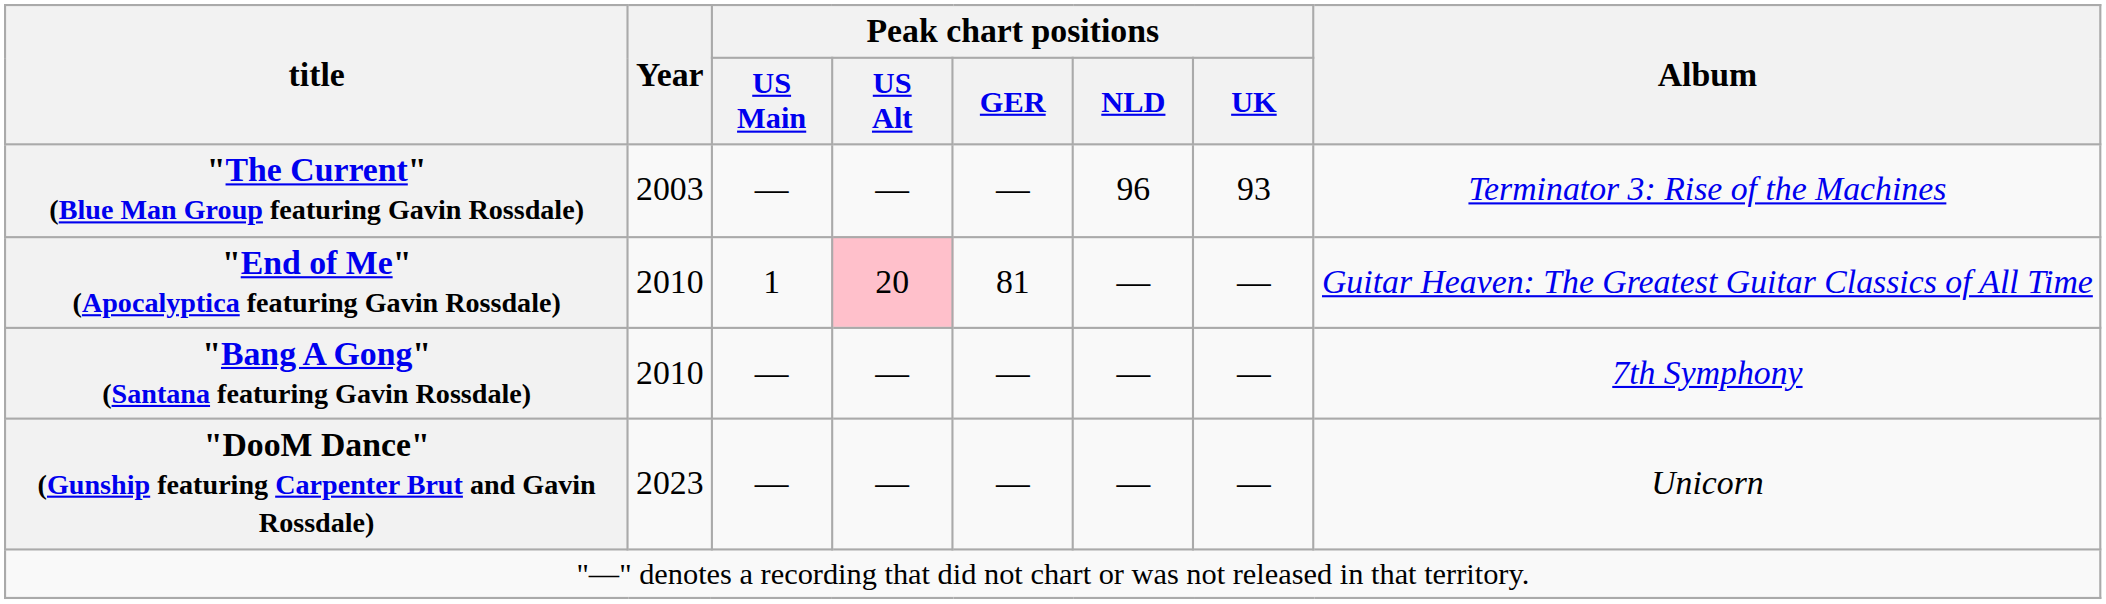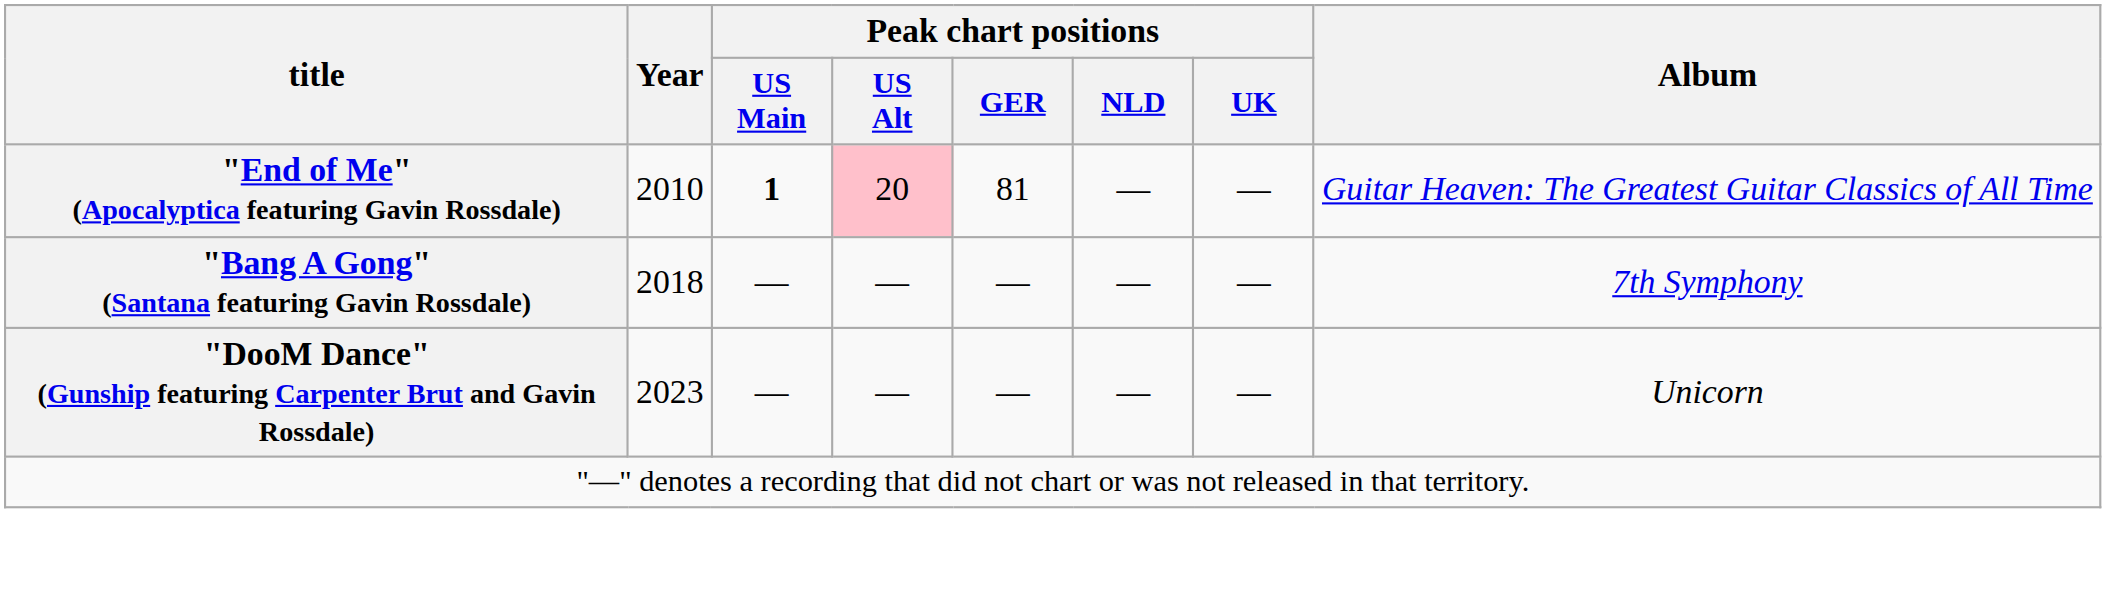- row: (317, 189)
(772, 281) normal -> (772, 189) bold
(670, 372) 2010 -> (670, 281) 2018
